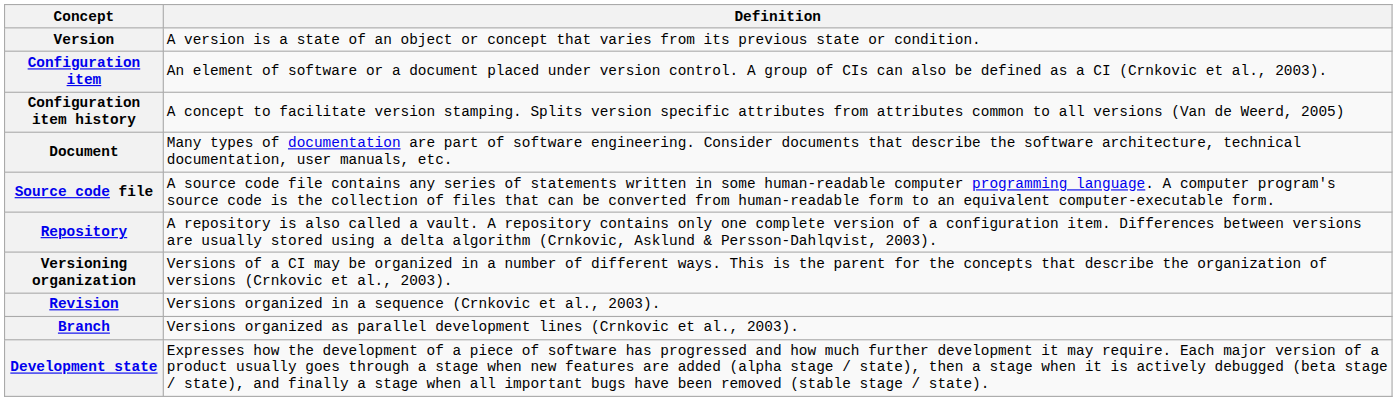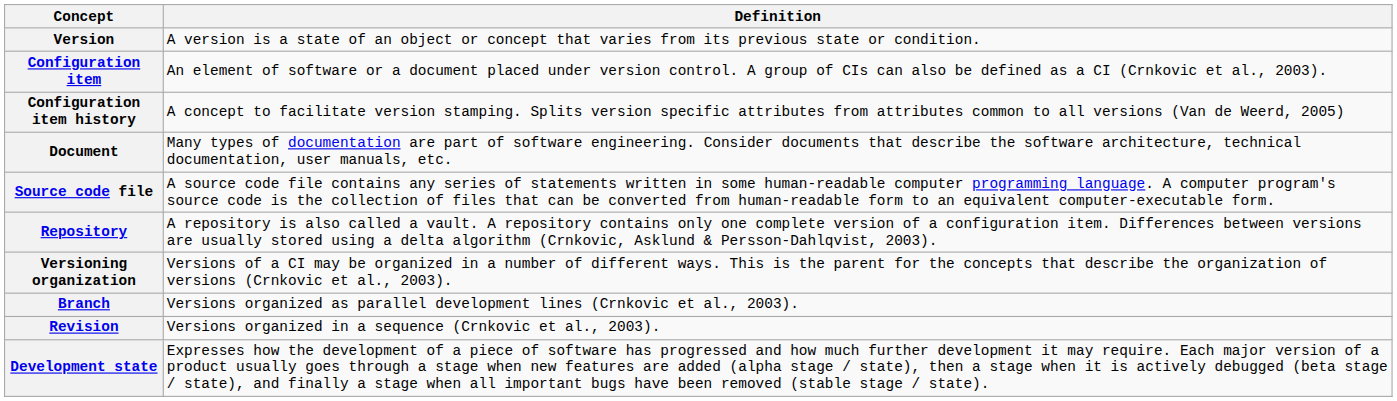rows swapped: (84, 328) <-> (84, 304)
